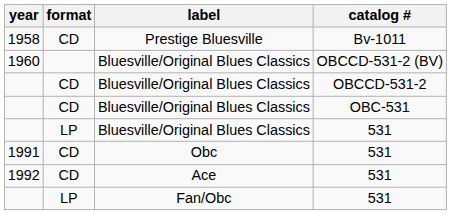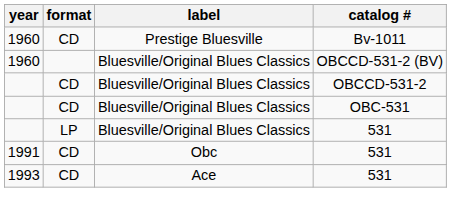(24, 38) 1958 -> (24, 38) 1960
(24, 175) 1992 -> (24, 175) 1993
- row: (204, 198)
